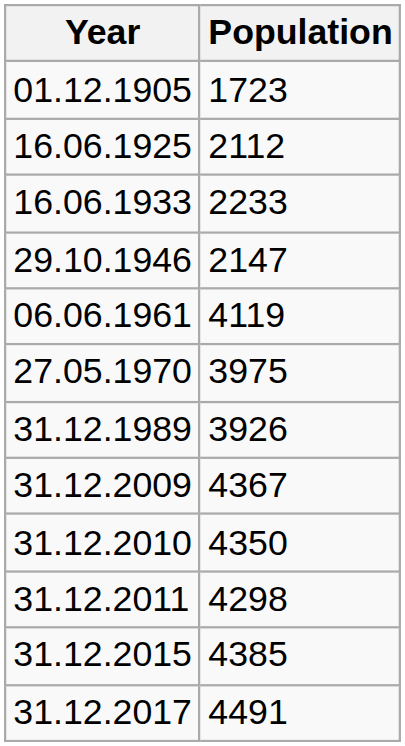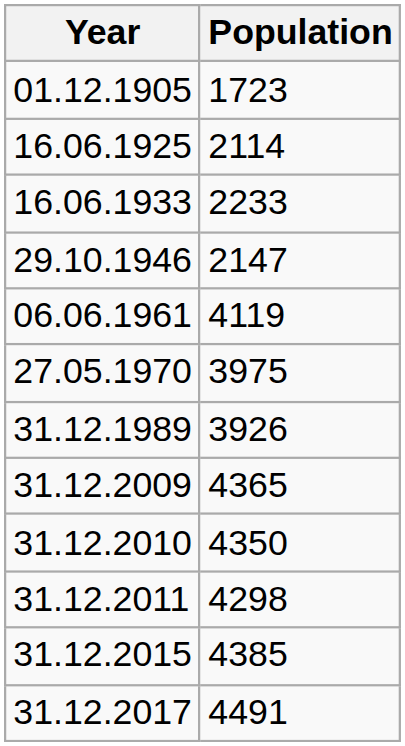(247, 145) 2112 -> (247, 145) 2114
(248, 485) 4367 -> (248, 485) 4365
